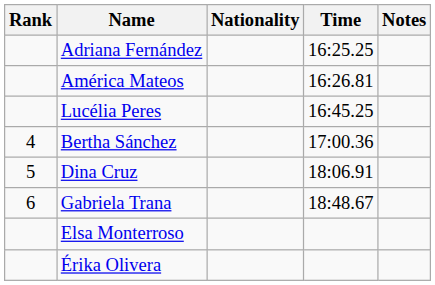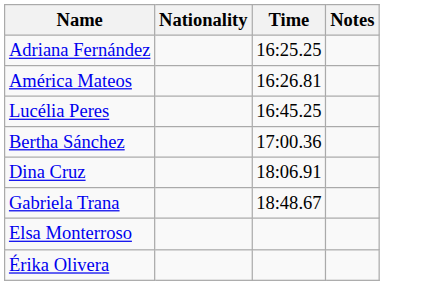- column: (31, 19)
